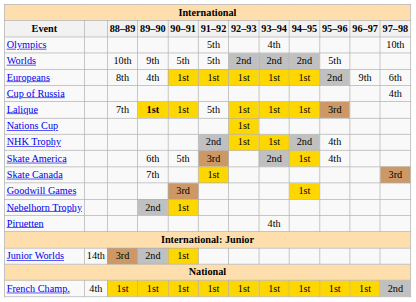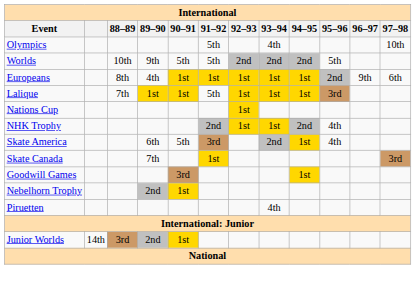- row: (36, 93)
(153, 110) bold -> (153, 93) normal
- row: (38, 288)
